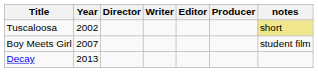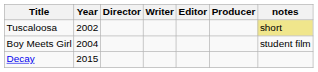(87, 43) 2007 -> (87, 43) 2004
(87, 59) 2013 -> (87, 59) 2015
